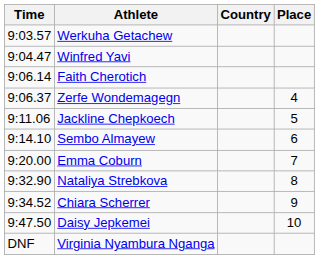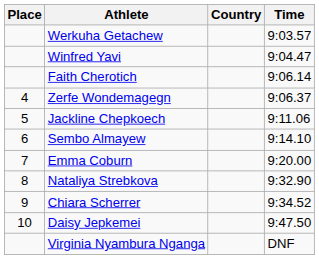columns swapped: (294, 14) <-> (29, 14)
